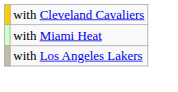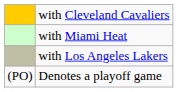+ row: (100, 76)
